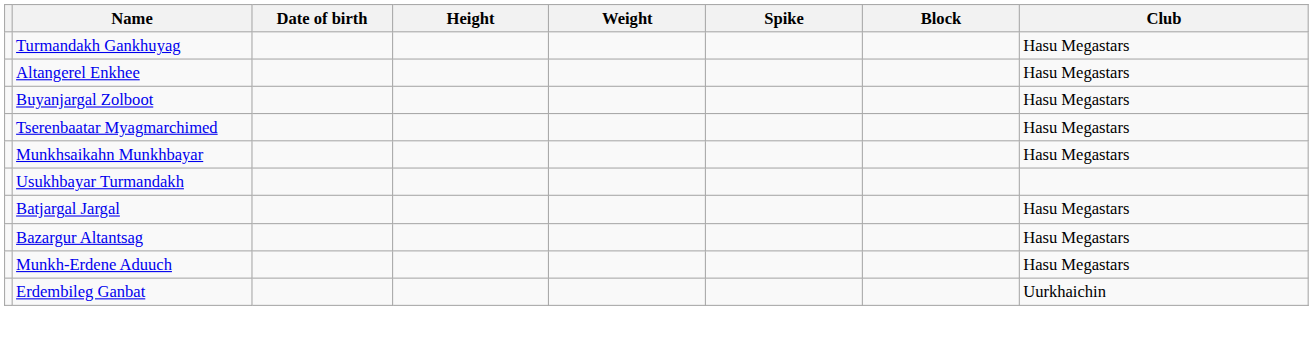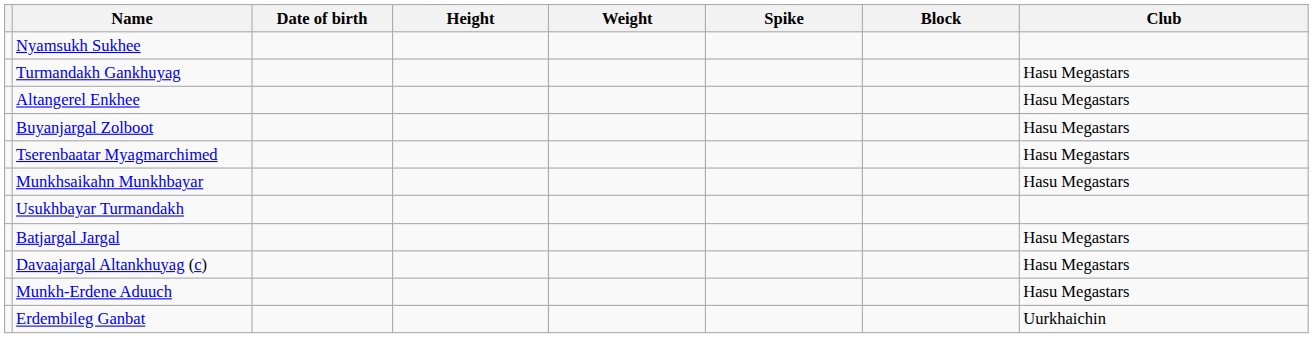+ row: (78, 45)
- row: (80, 236)
+ row: (112, 264)
